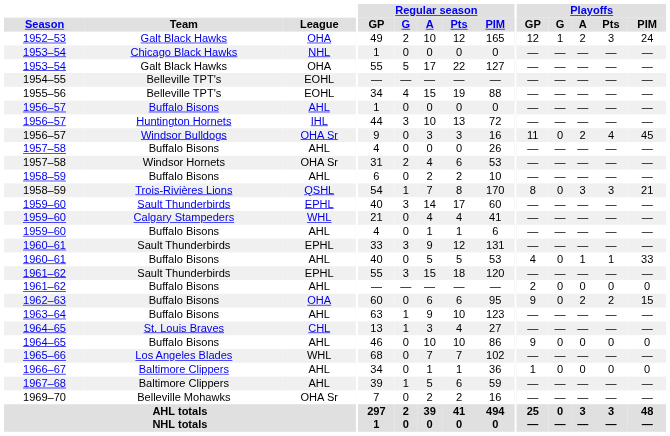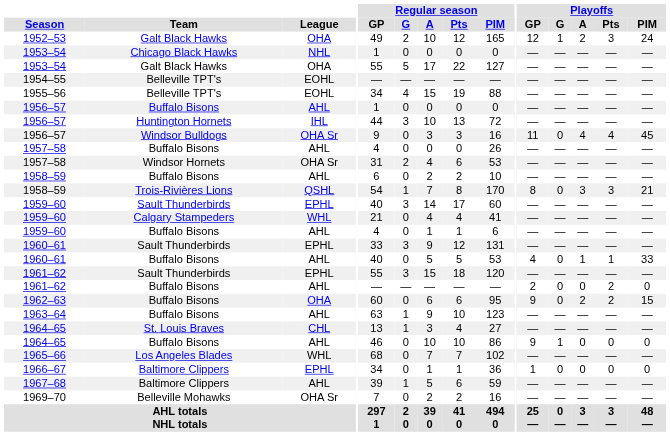(583, 135) 2 -> (583, 135) 4
(611, 287) 0 -> (611, 287) 2
(560, 342) 0 -> (560, 342) 1
(319, 369) AHL -> (319, 369) EPHL
